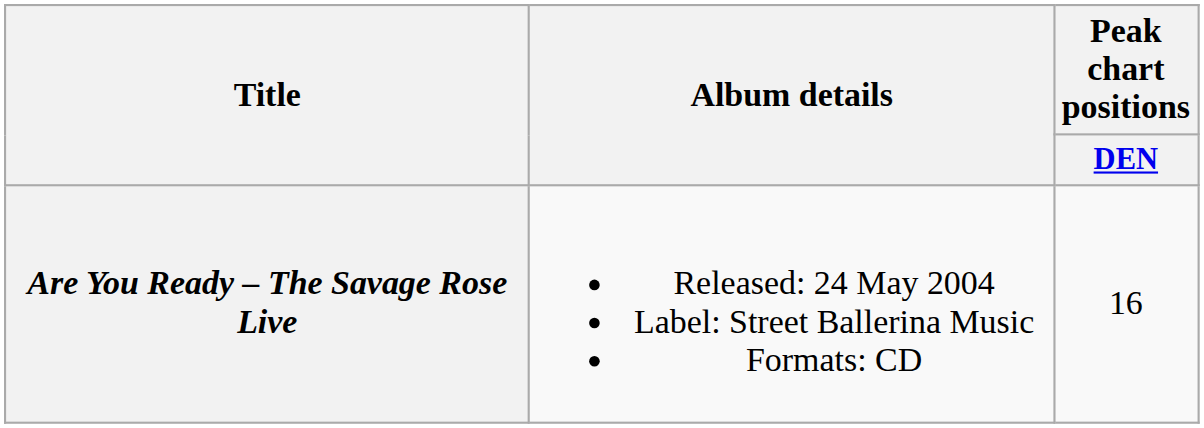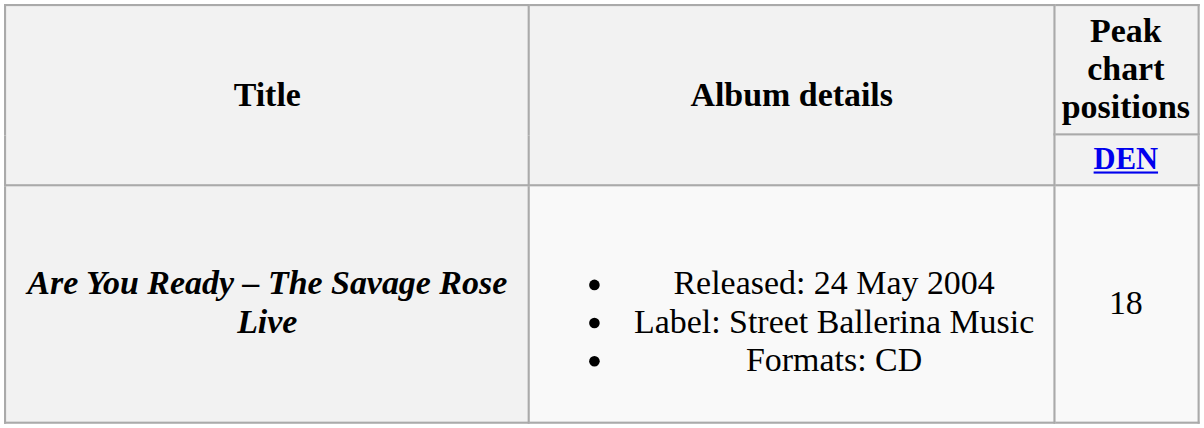(1126, 303) 16 -> (1126, 303) 18
